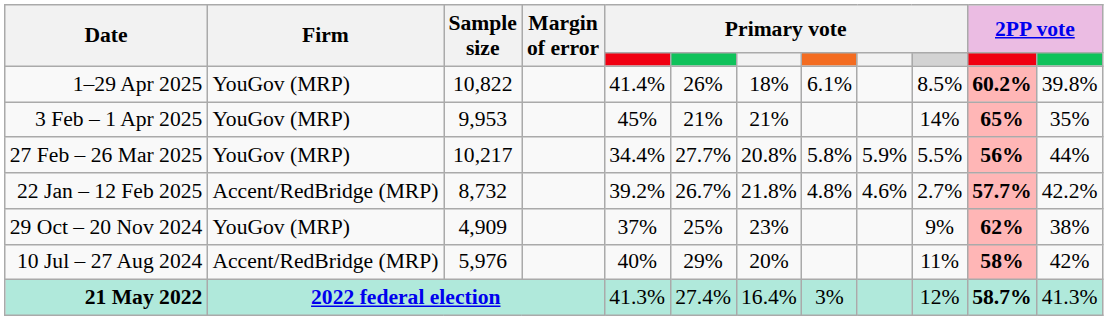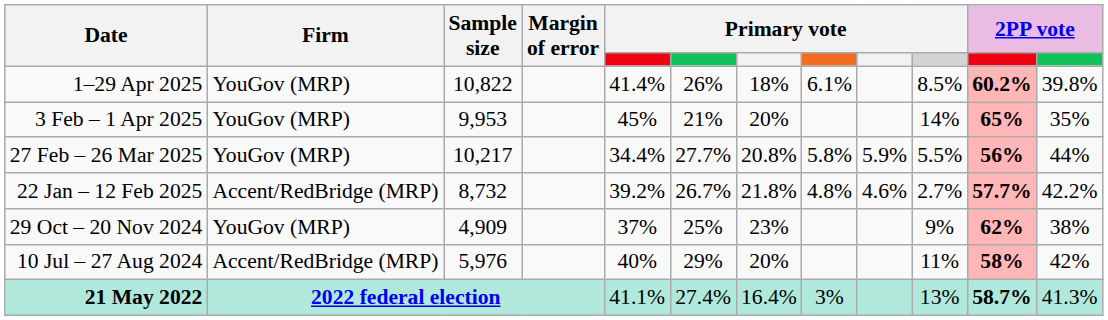(769, 119) 21% -> (769, 119) 20%
(637, 297) 41.3% -> (637, 297) 41.1%
(940, 297) 12% -> (940, 297) 13%
